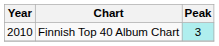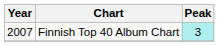(20, 31) 2010 -> (20, 31) 2007
